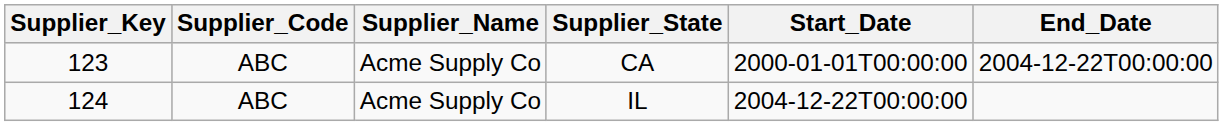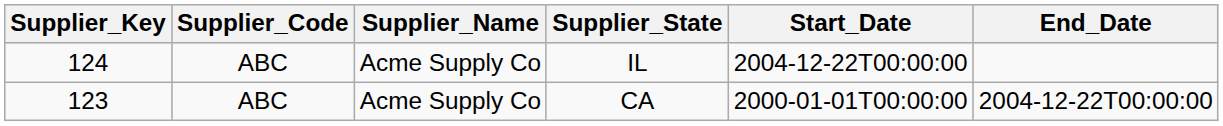rows swapped: (637, 62) <-> (637, 100)
